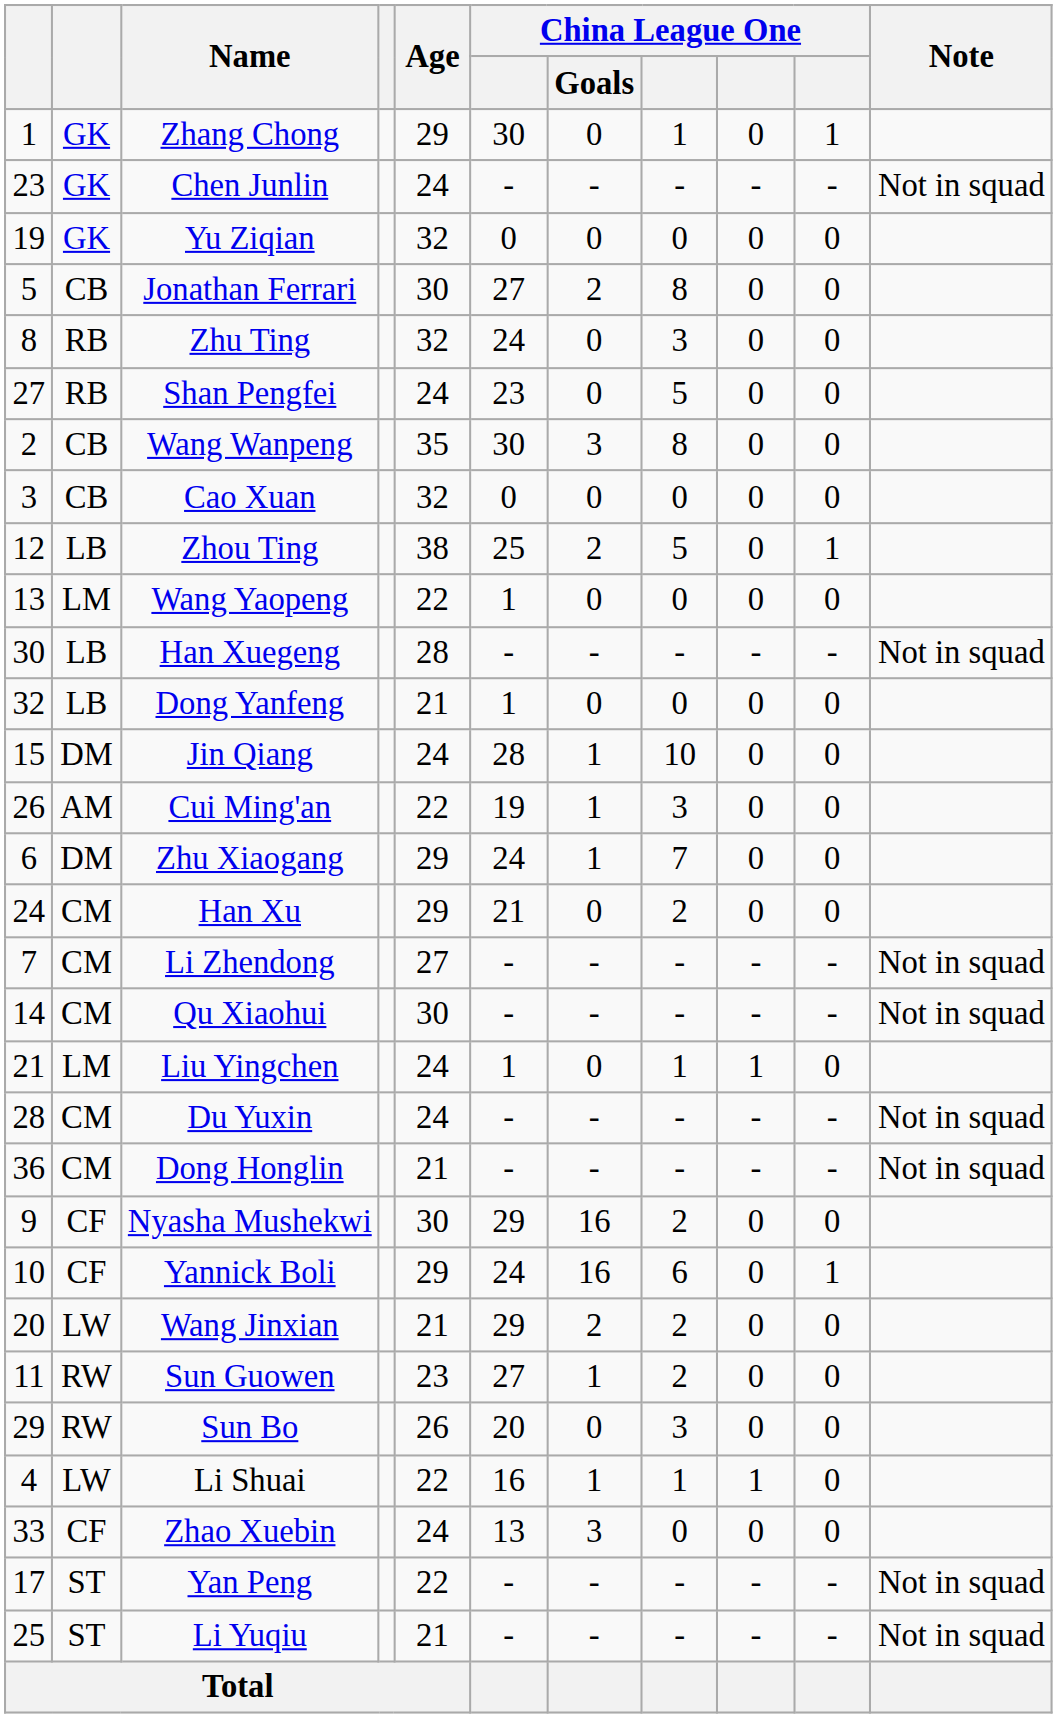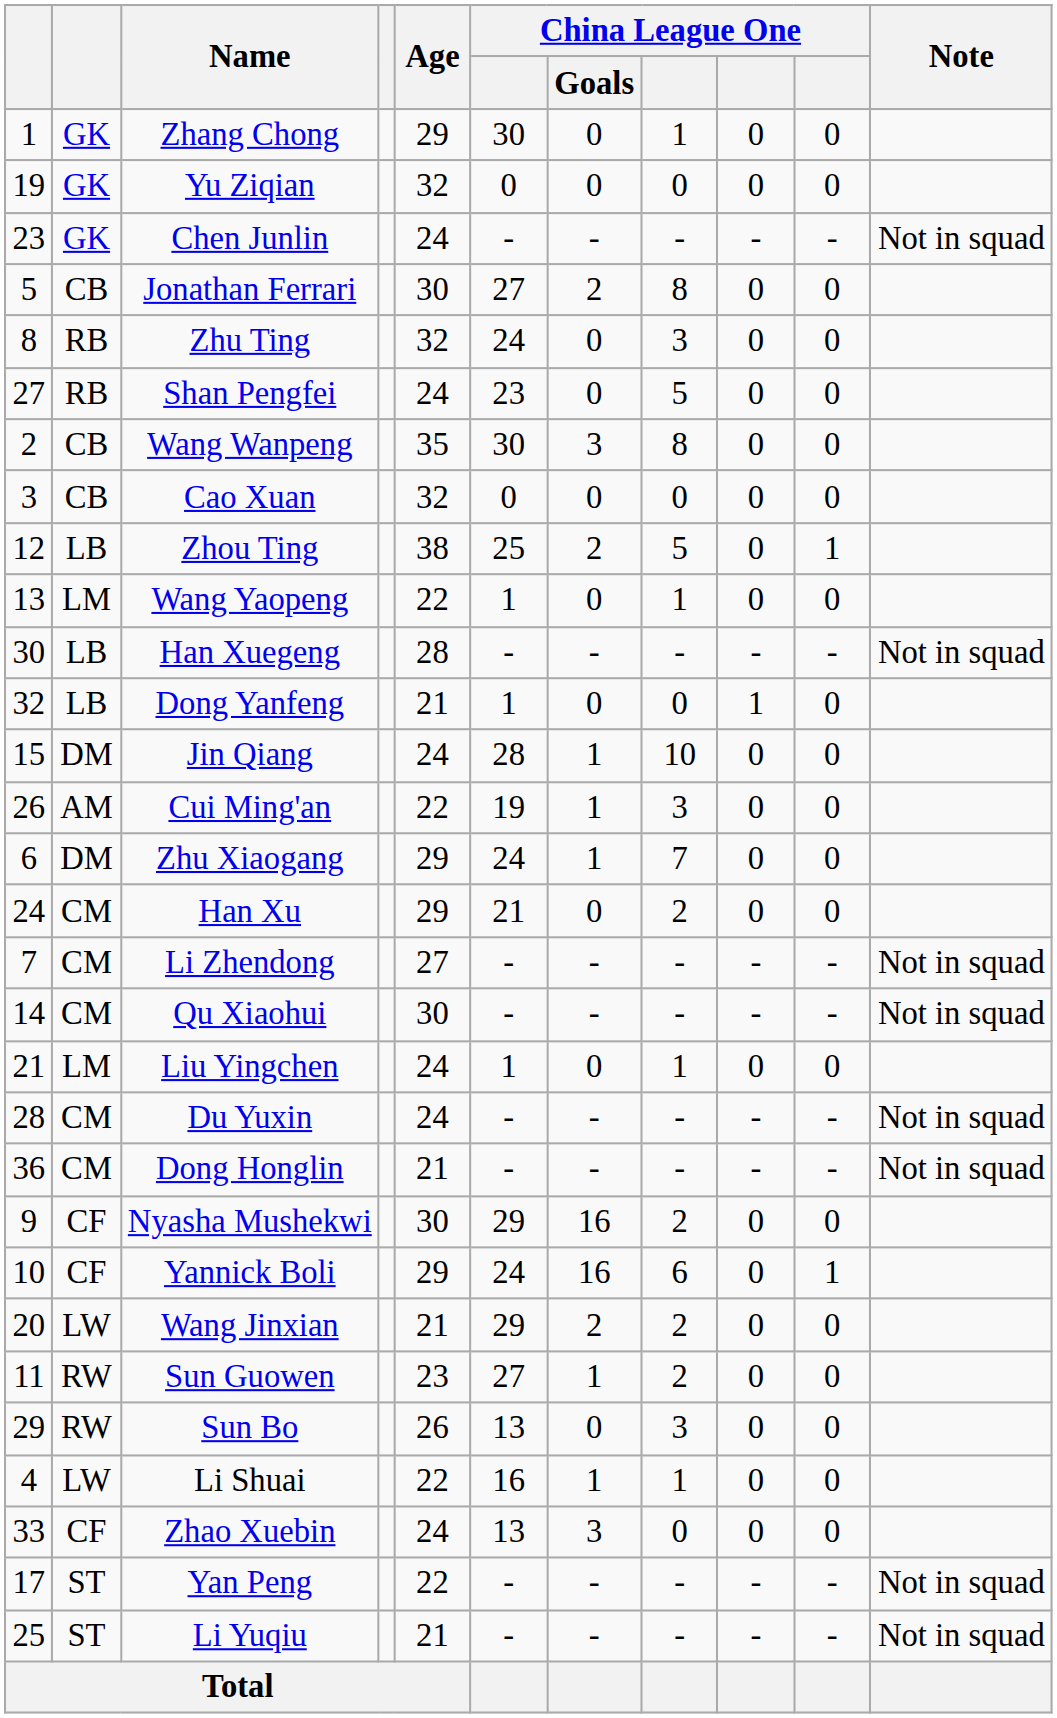(832, 133) 1 -> (832, 133) 0
rows swapped: (250, 237) <-> (250, 185)
(680, 599) 0 -> (680, 599) 1
(756, 703) 0 -> (756, 703) 1
(756, 1065) 1 -> (756, 1065) 0
(509, 1428) 20 -> (509, 1428) 13
(756, 1479) 1 -> (756, 1479) 0
